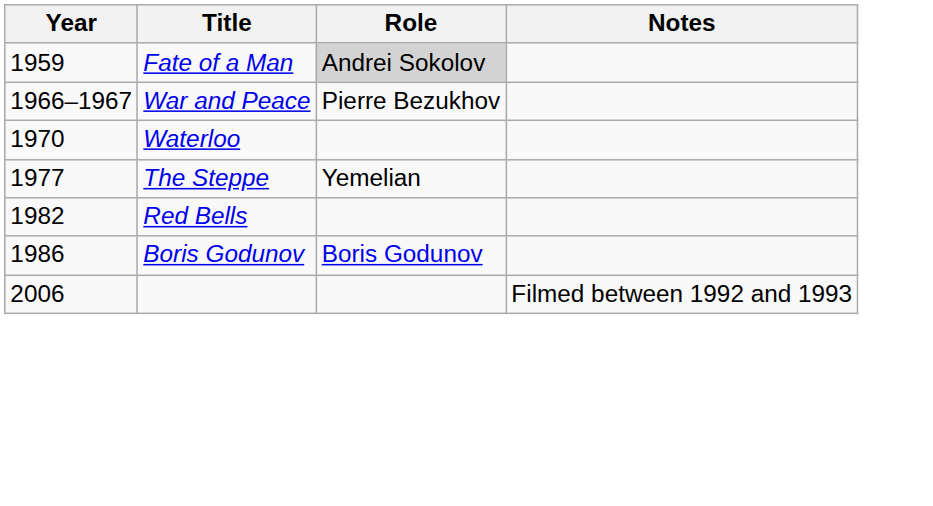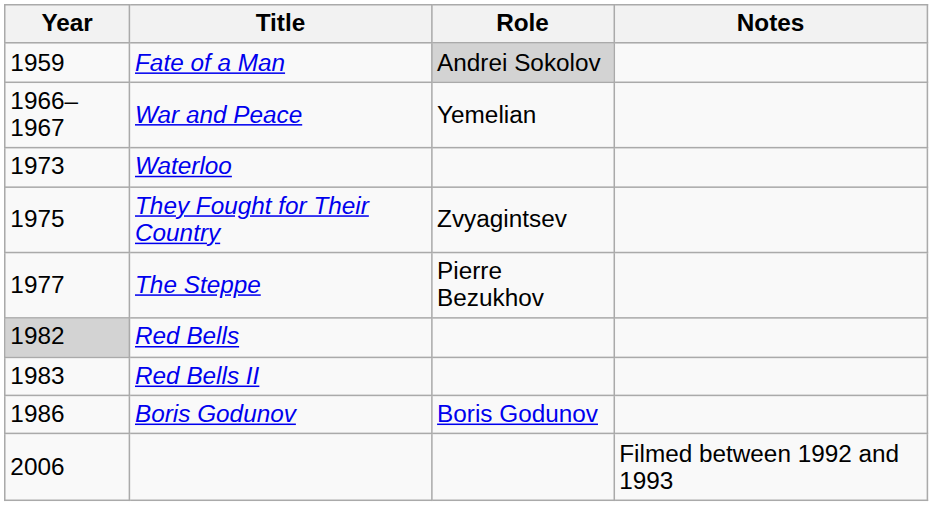(411, 100) Pierre Bezukhov -> (487, 114) Yemelian
(37, 139) 1970 -> (37, 166) 1973
+ row: (252, 219)
(371, 178) Yemelian -> (490, 285) Pierre Bezukhov
(37, 216) no background -> (37, 337) lightgrey background
+ row: (197, 375)
